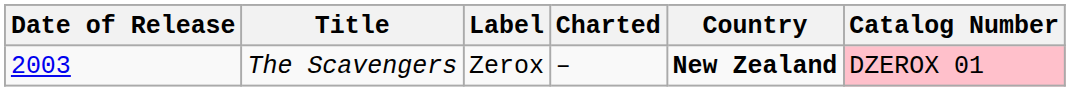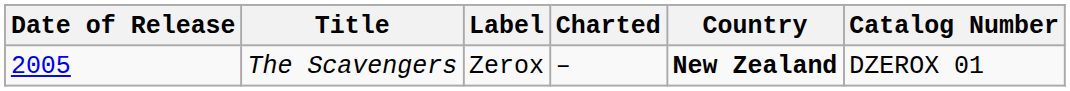(41, 66) 2003 -> (41, 66) 2005
(917, 66) pink background -> (917, 66) no background
